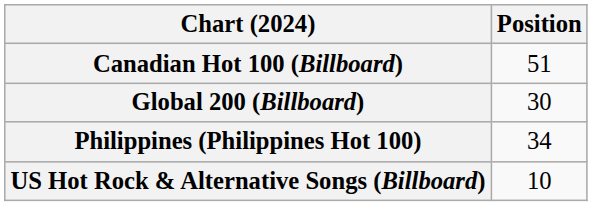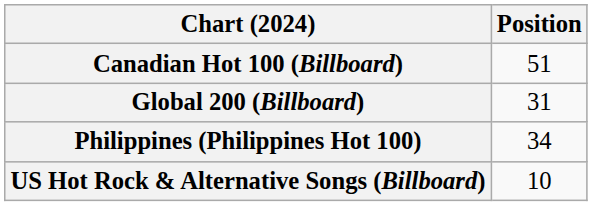(539, 102) 30 -> (539, 102) 31
